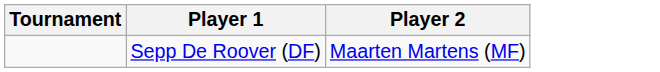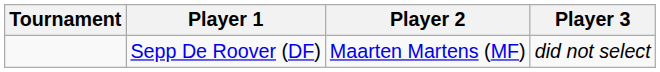+ column: (593, 20)
